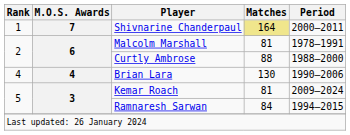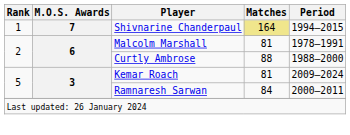(317, 28) 2000–2011 -> (317, 28) 1994–2015
- row: (143, 75)
(317, 106) 1994–2015 -> (317, 91) 2000–2011
